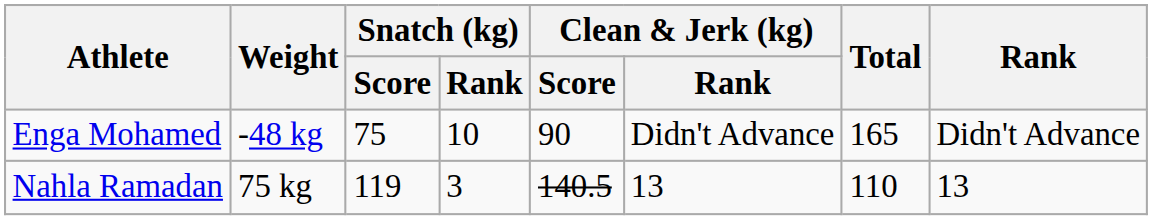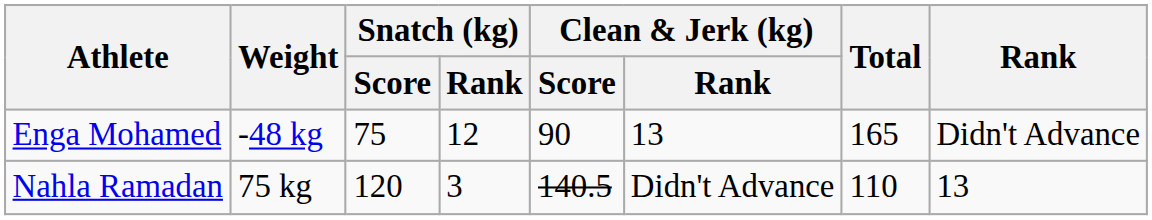(463, 134) 10 -> (463, 134) 12
(733, 134) Didn't Advance -> (647, 134) 13
(377, 186) 119 -> (378, 186) 120
(647, 186) 13 -> (733, 186) Didn't Advance
